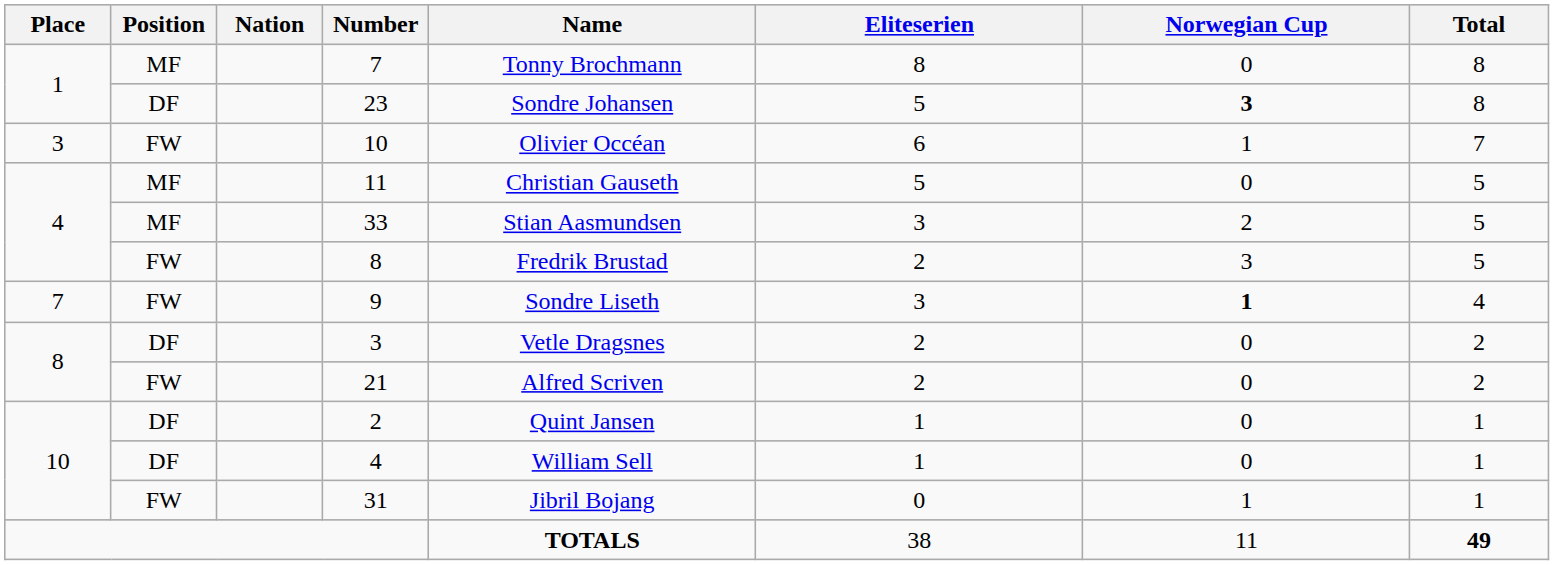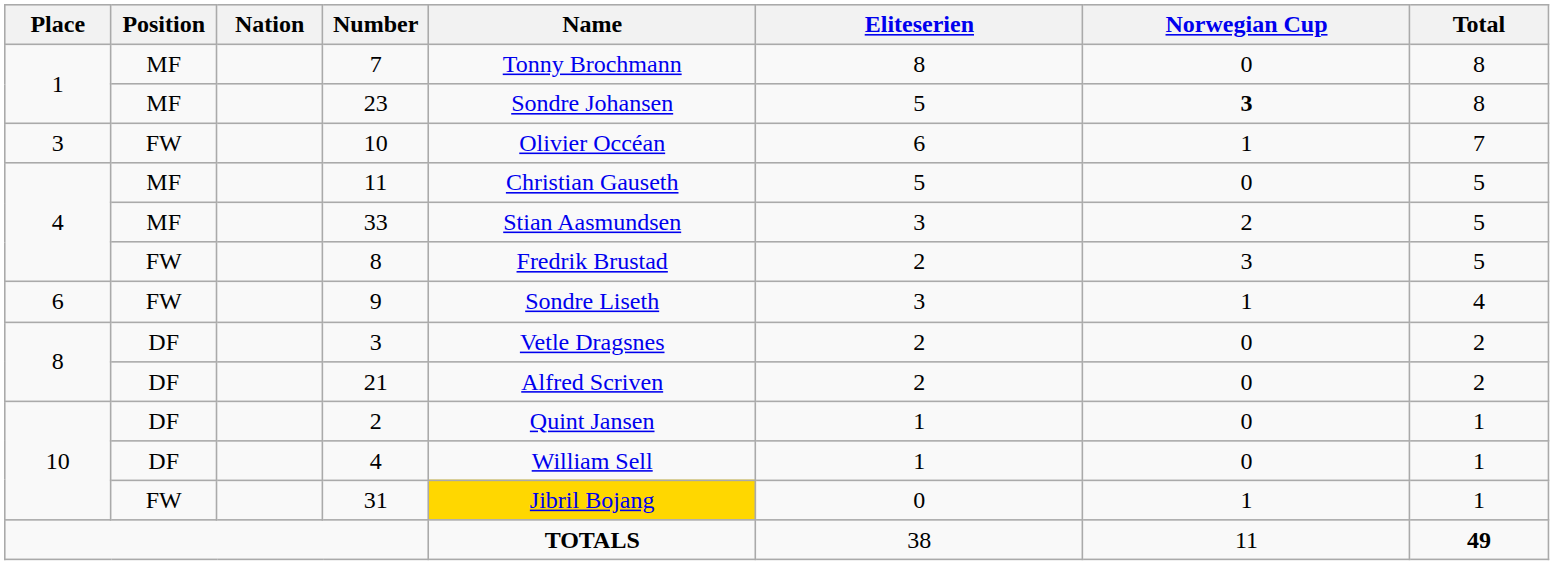(164, 103) DF -> (164, 103) MF
(58, 301) 7 -> (58, 301) 6
(1247, 301) bold -> (1247, 301) normal
(164, 380) FW -> (164, 380) DF
(592, 499) no background -> (592, 499) gold background
